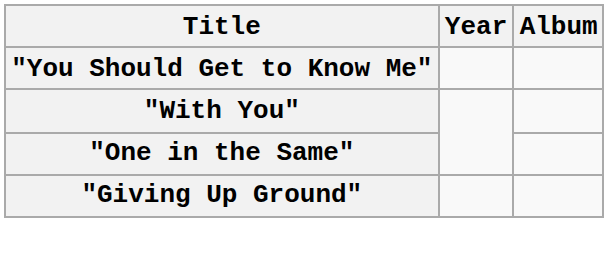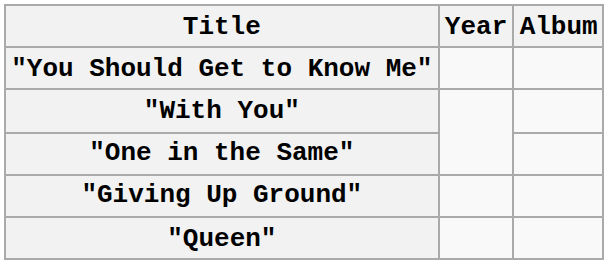+ row: (222, 238)
